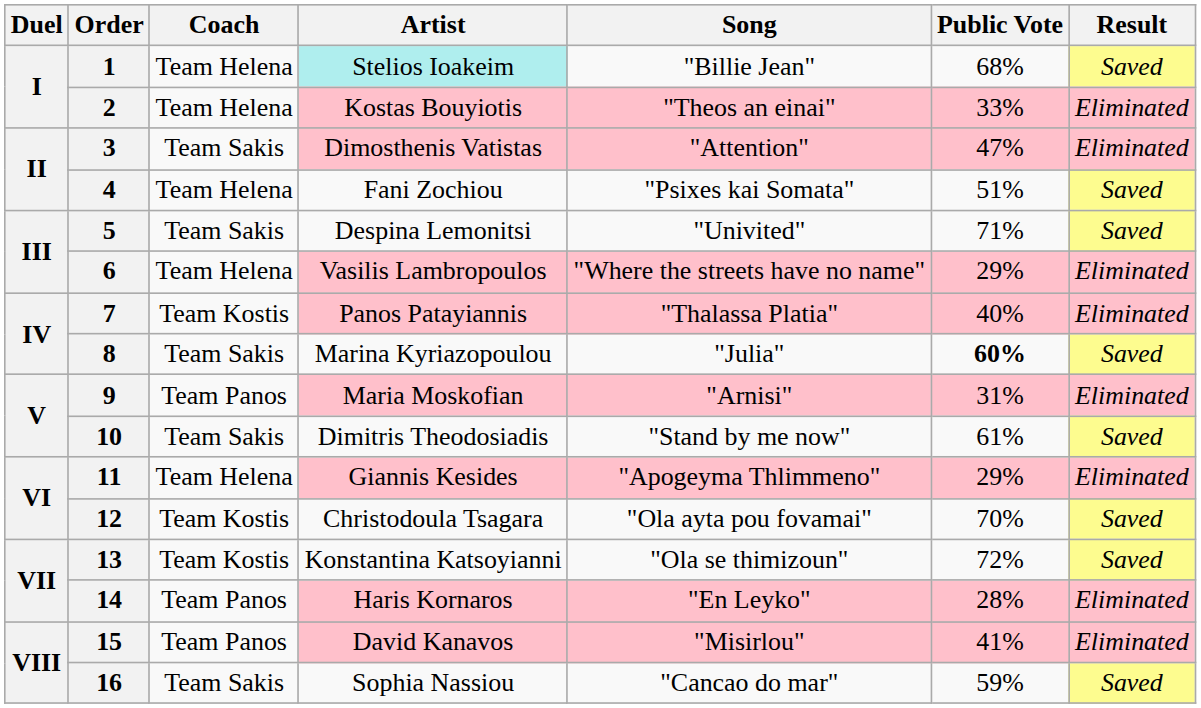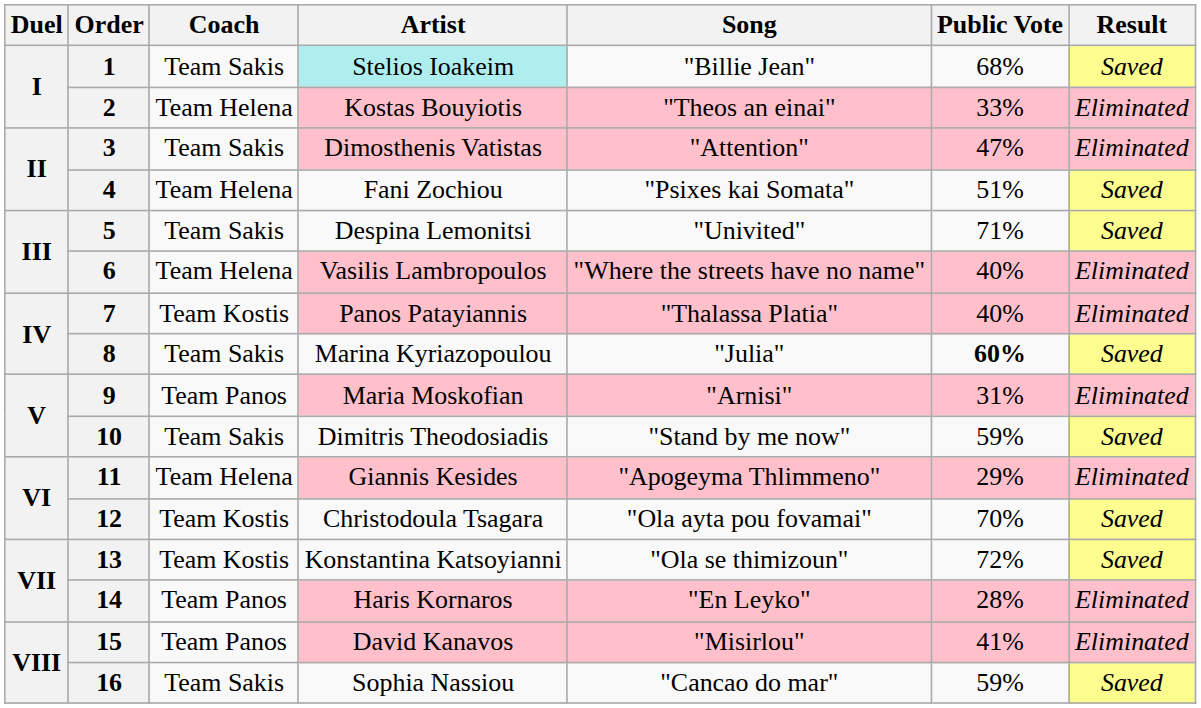(224, 66) Team Helena -> (224, 66) Team Sakis
(1000, 271) 29% -> (1000, 271) 40%
(1000, 436) 61% -> (1000, 436) 59%
